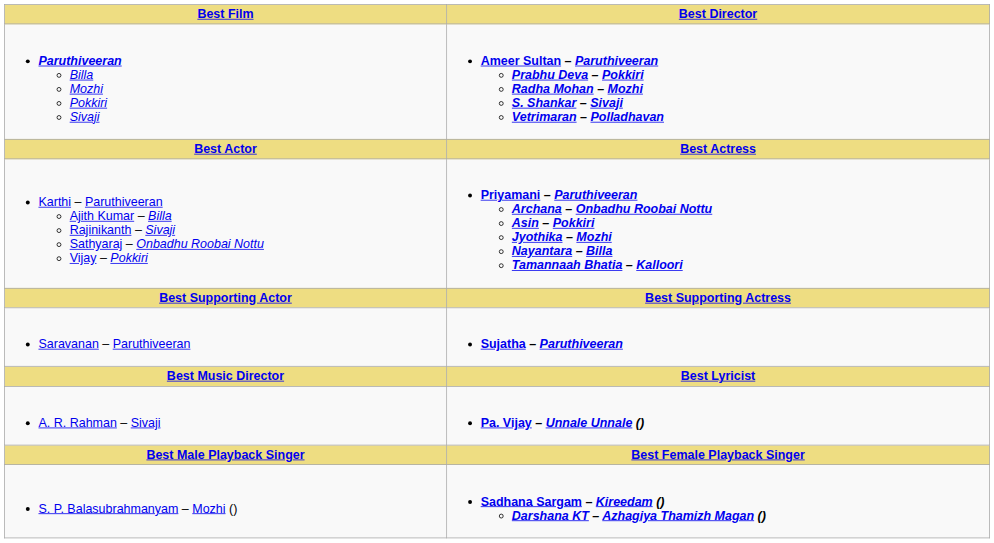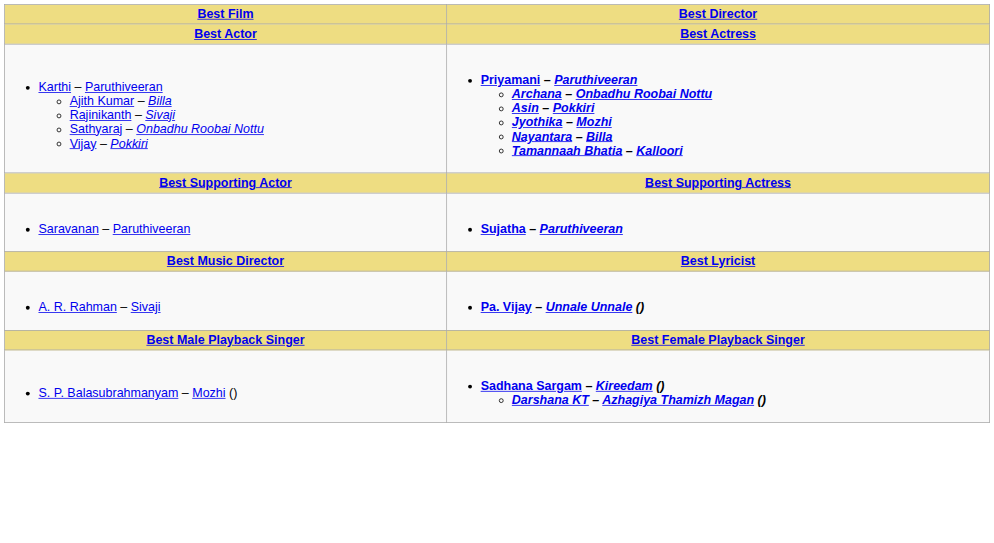- row: (225, 89)
